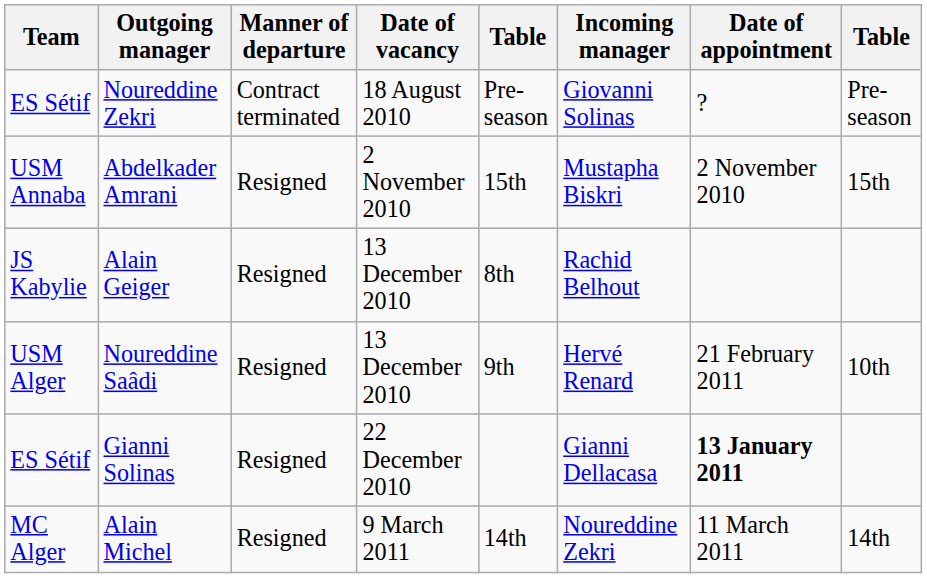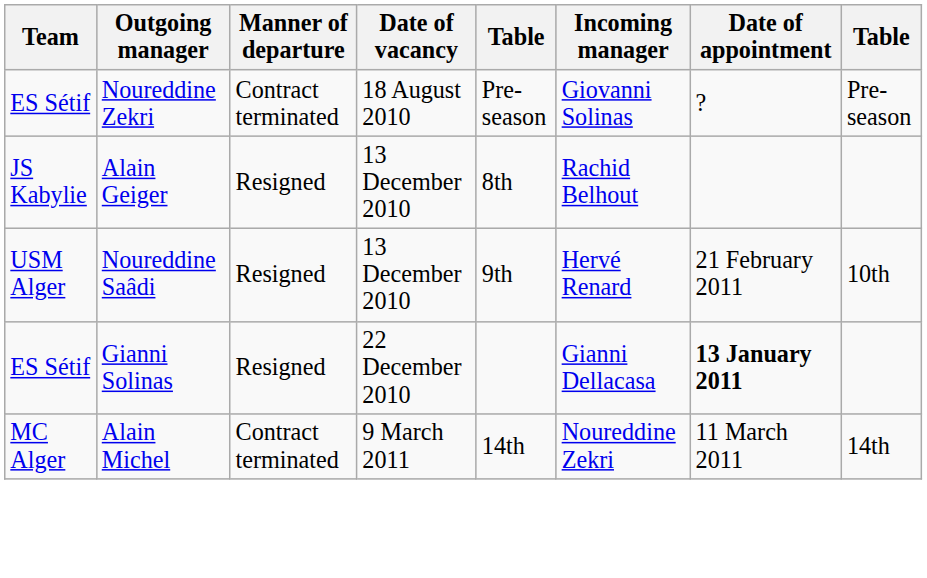- row: (160, 181)
(282, 538) Resigned -> (287, 446) Contract terminated
